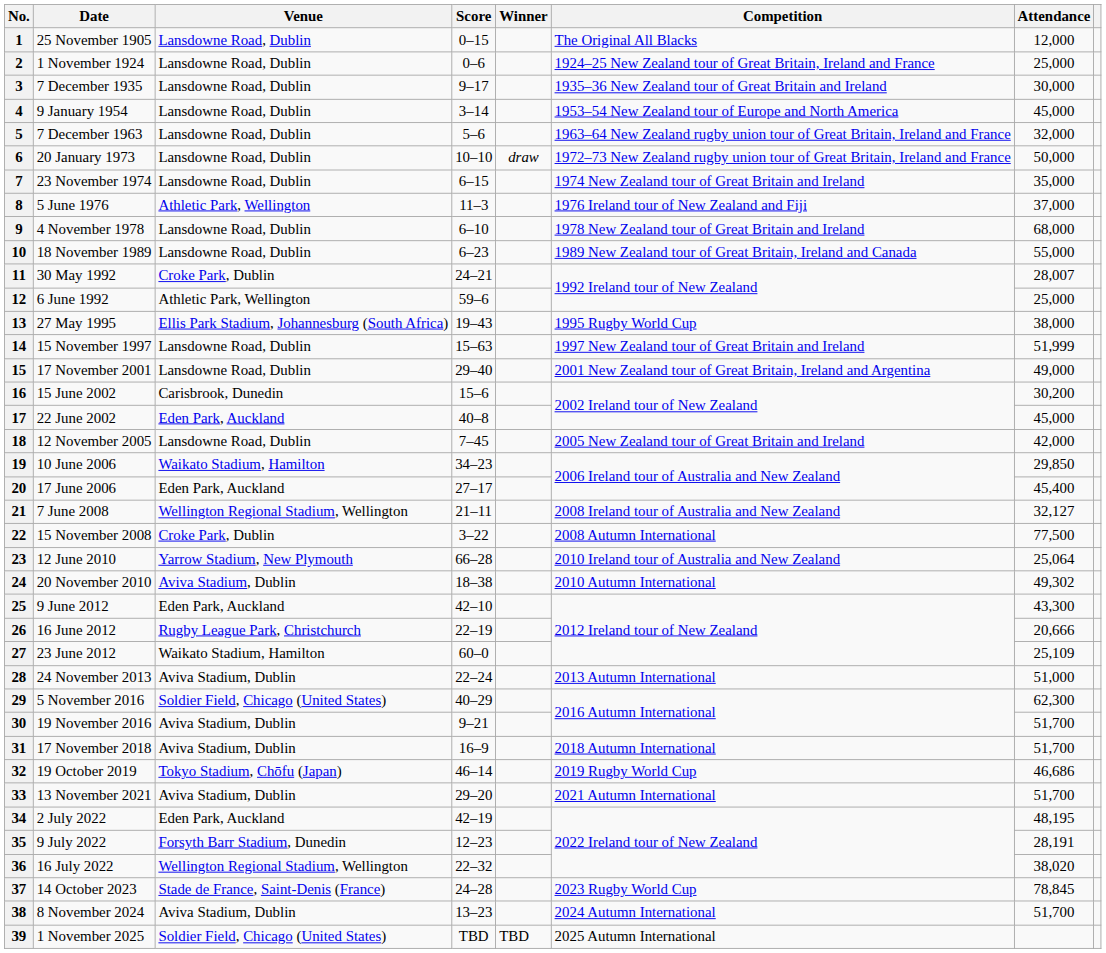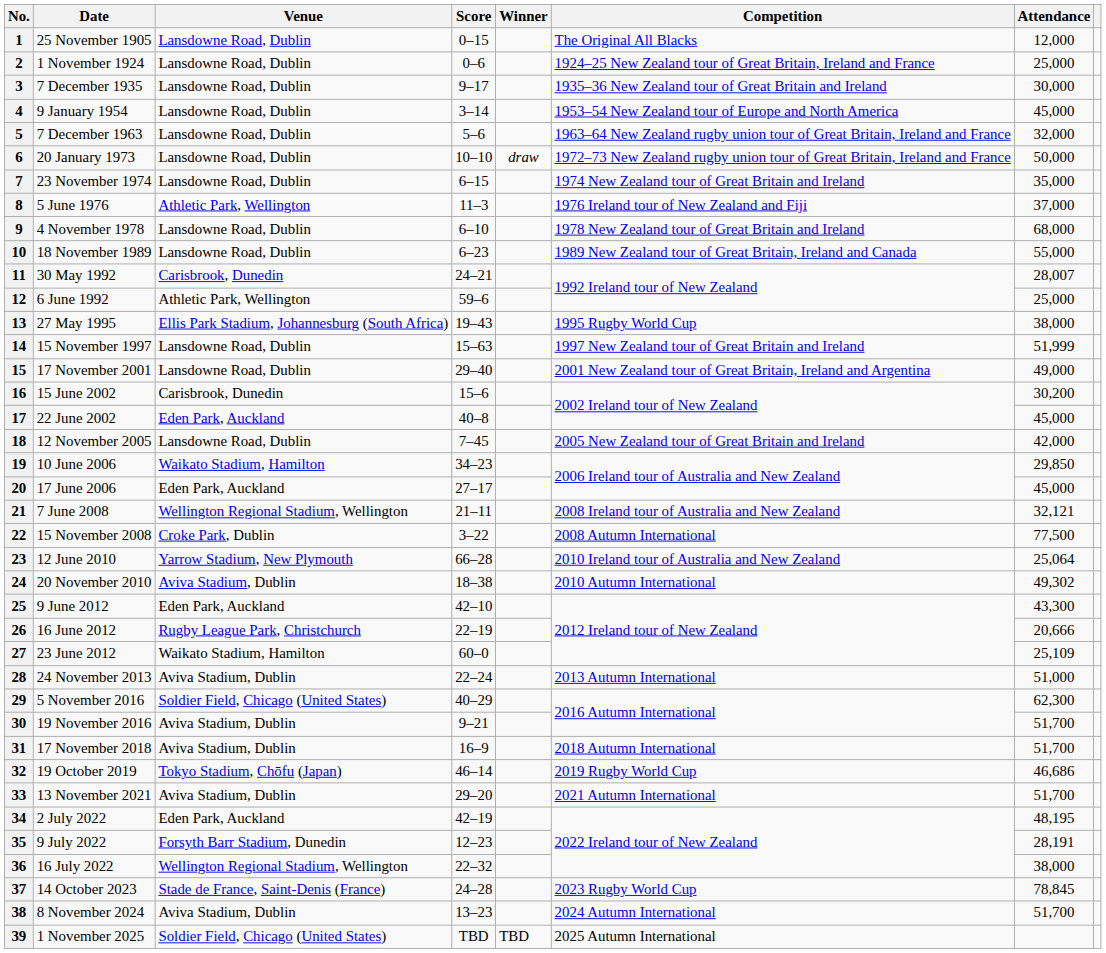(216, 275) Croke Park, Dublin -> (221, 275) Carisbrook, Dunedin
(1054, 488) 45,400 -> (1054, 488) 45,000
(1054, 511) 32,127 -> (1054, 511) 32,121
(1054, 865) 38,020 -> (1054, 865) 38,000
